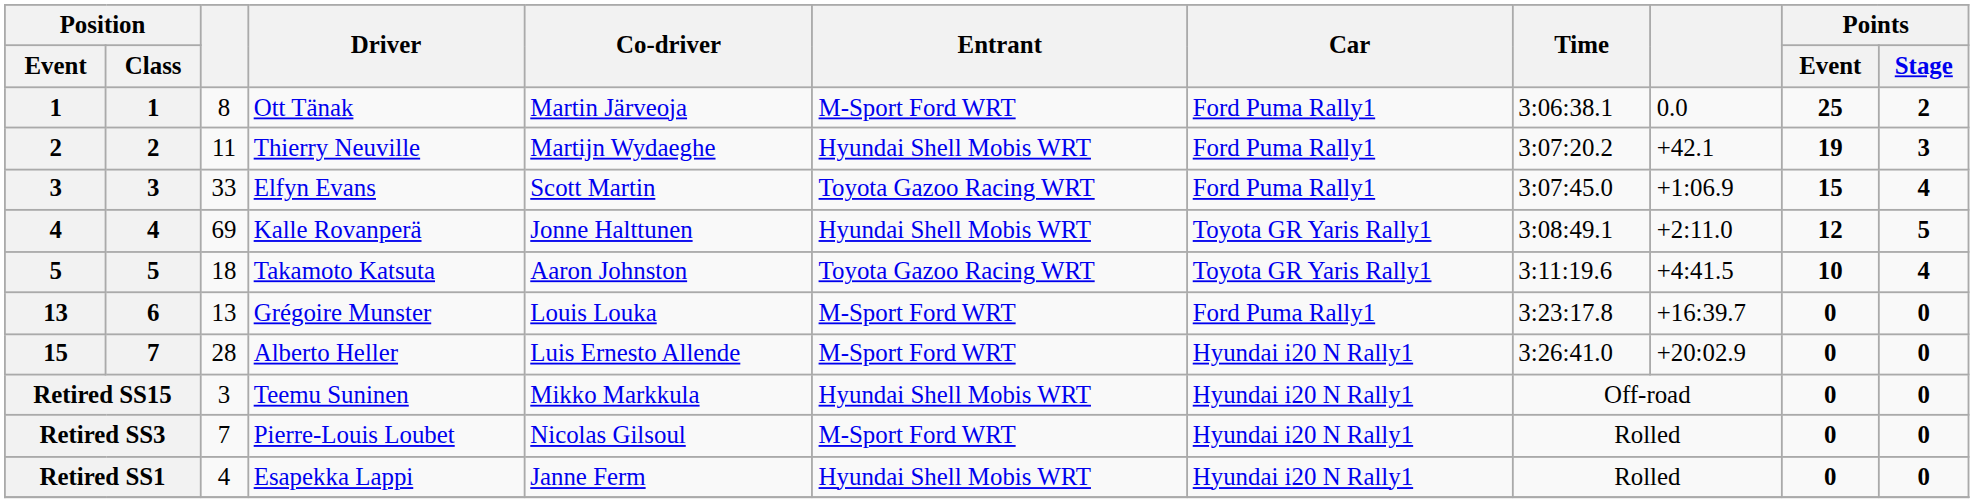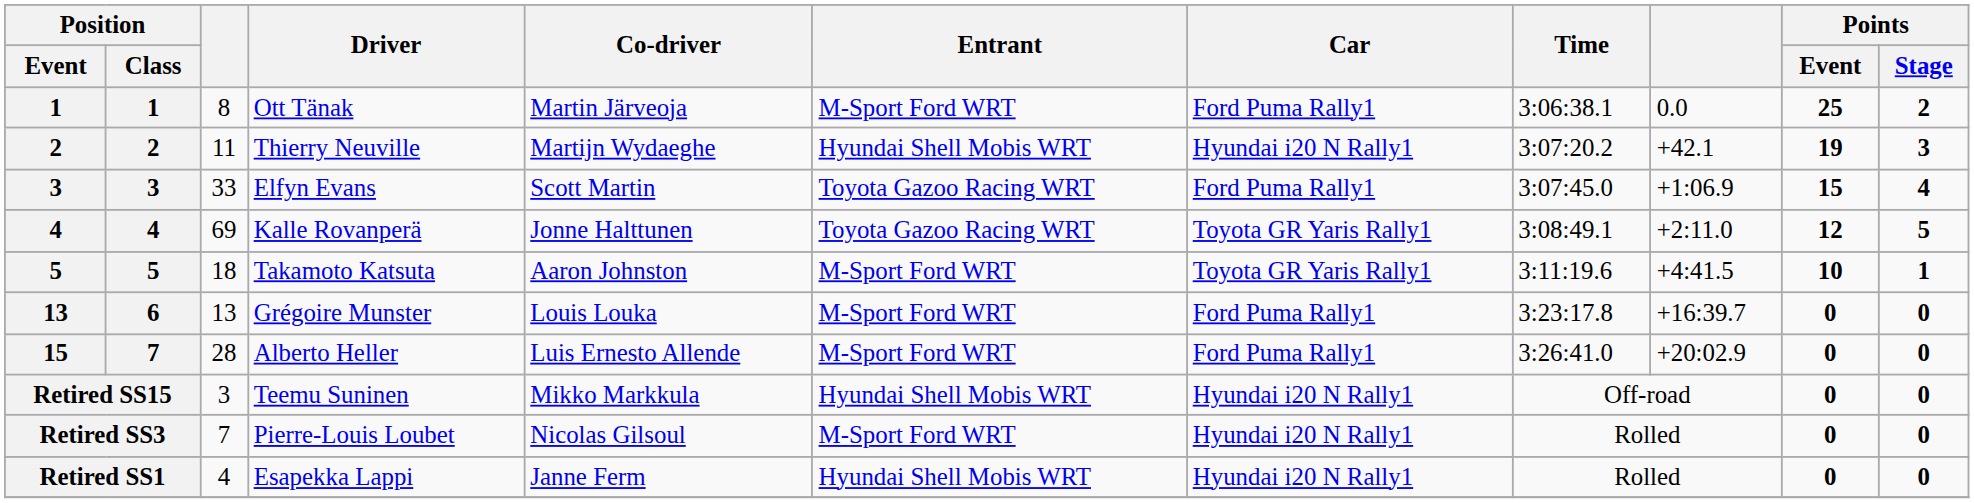(1284, 147) Ford Puma Rally1 -> (1303, 147) Hyundai i20 N Rally1
(955, 229) Hyundai Shell Mobis WRT -> (957, 229) Toyota Gazoo Racing WRT
(957, 270) Toyota Gazoo Racing WRT -> (917, 270) M-Sport Ford WRT
(1924, 270) 4 -> (1924, 270) 1
(1303, 353) Hyundai i20 N Rally1 -> (1284, 353) Ford Puma Rally1
